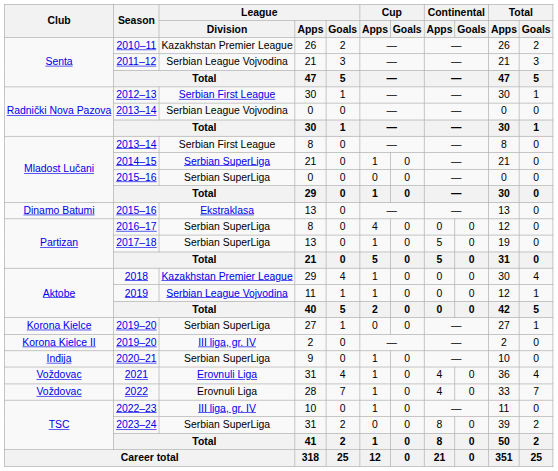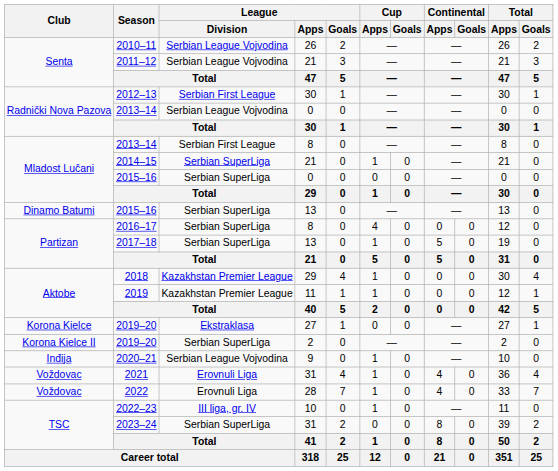(227, 45) Kazakhstan Premier League -> (227, 45) Serbian League Vojvodina
(227, 210) Ekstraklasa -> (227, 210) Serbian SuperLiga
(227, 293) Serbian League Vojvodina -> (227, 293) Kazakhstan Premier League
(227, 326) Serbian SuperLiga -> (227, 326) Ekstraklasa
(227, 342) III liga, gr. IV -> (227, 342) Serbian SuperLiga
(227, 359) Serbian SuperLiga -> (227, 359) Serbian League Vojvodina
